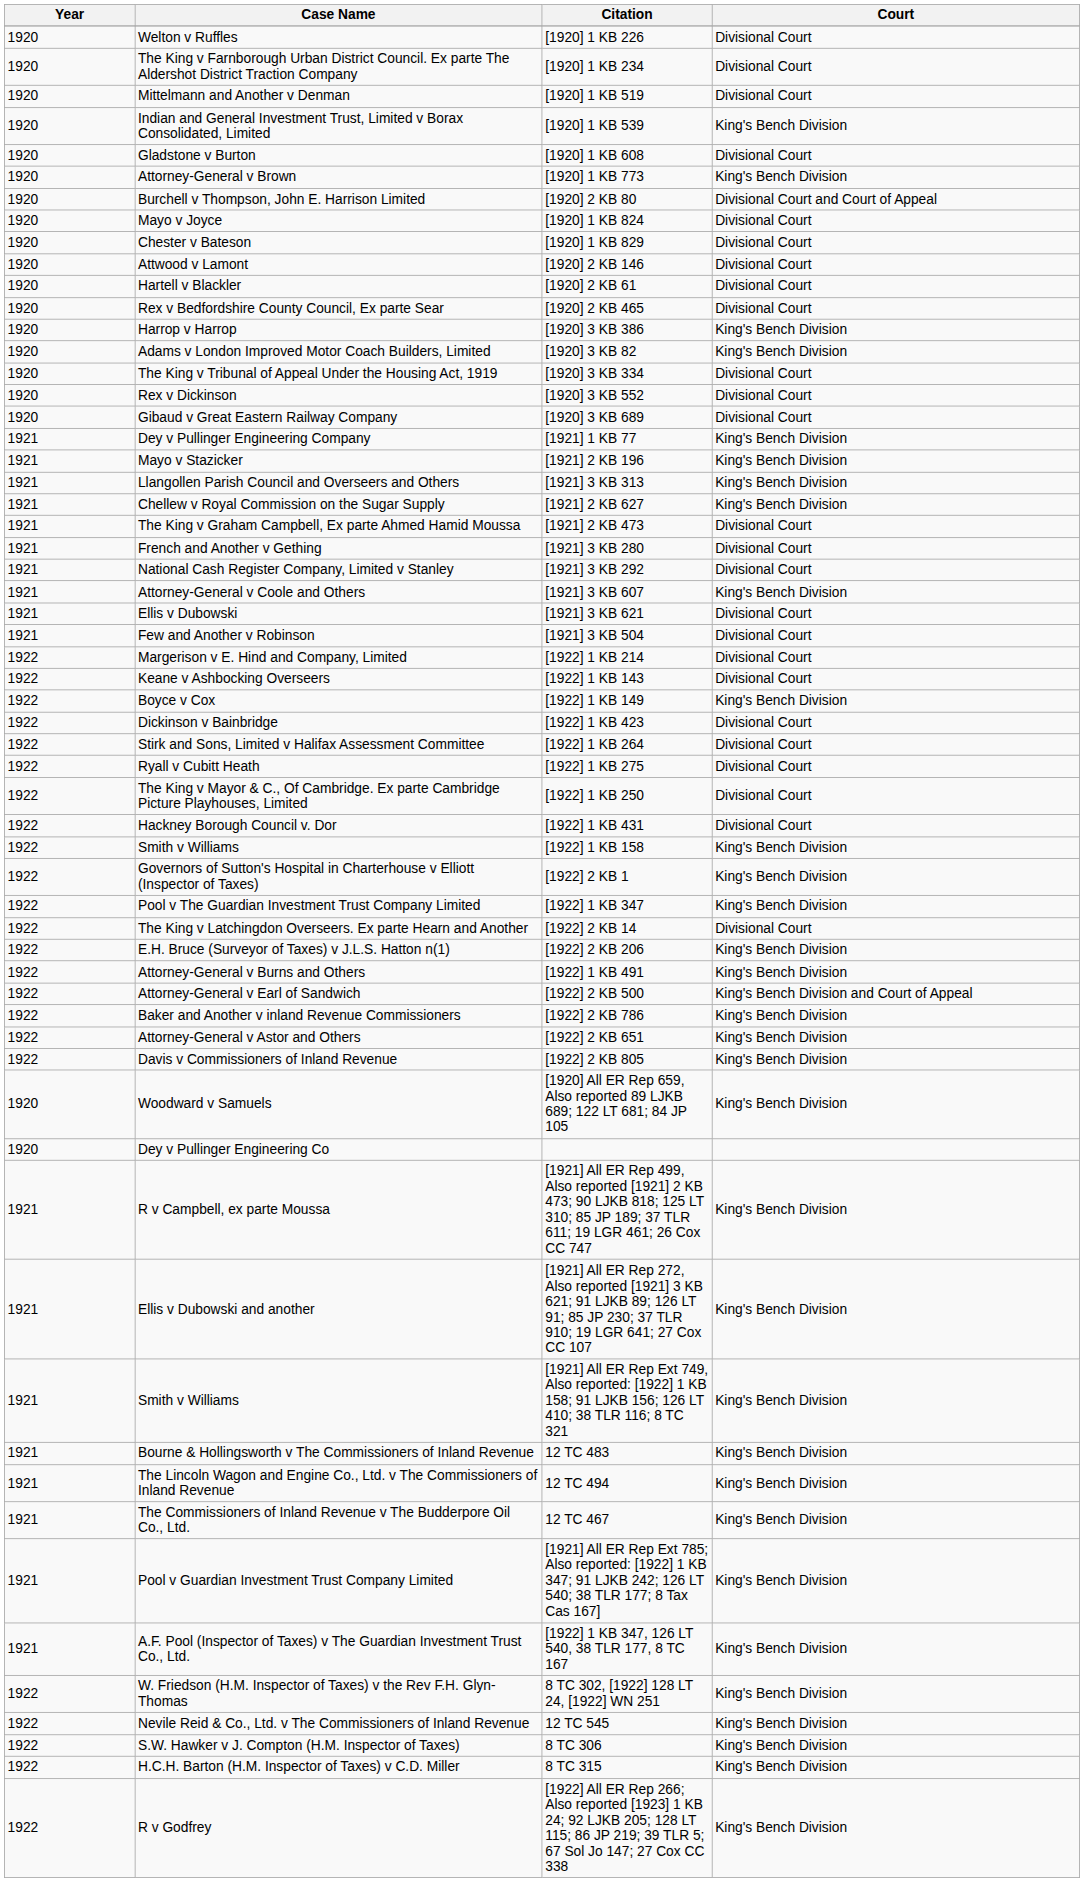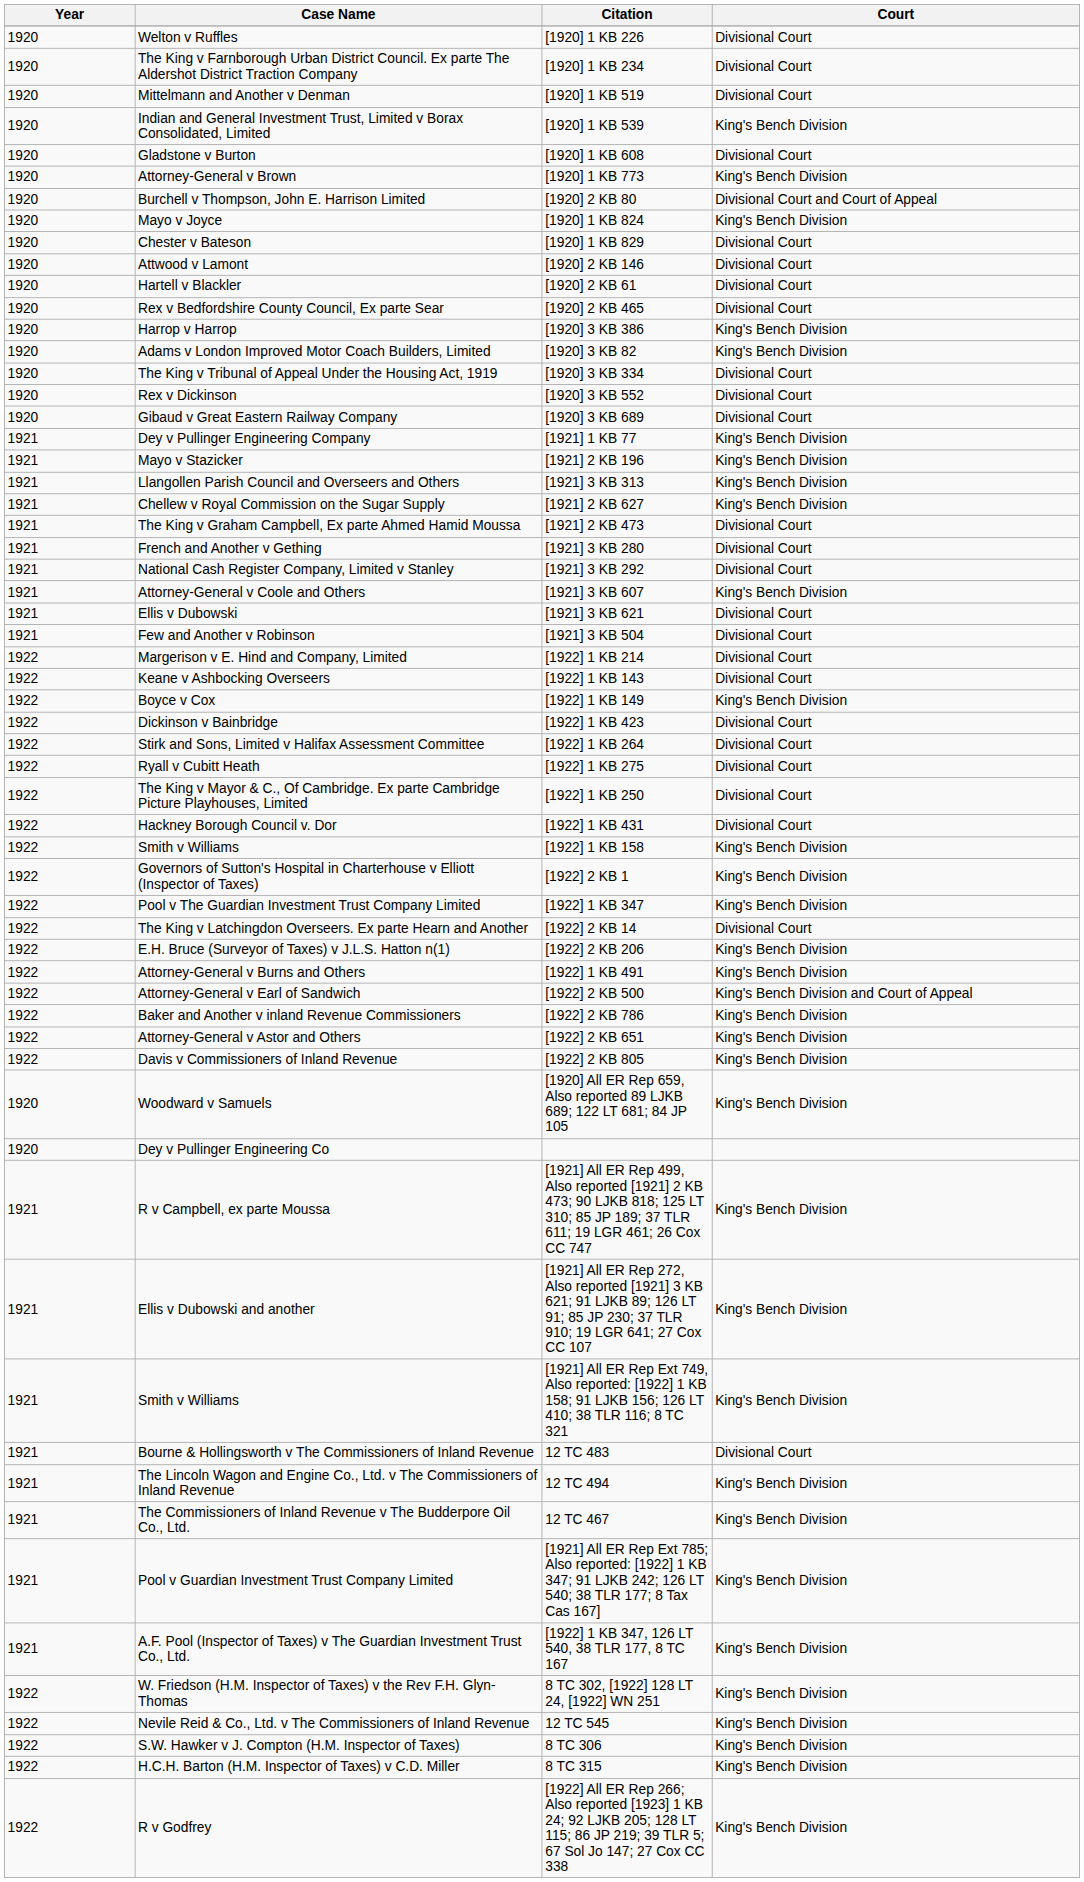(763, 220) Divisional Court -> (781, 220) King's Bench Division
(781, 1453) King's Bench Division -> (763, 1453) Divisional Court
